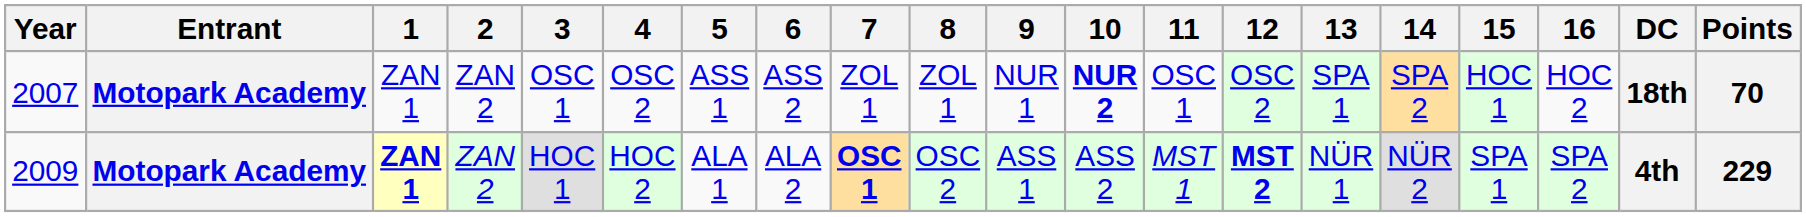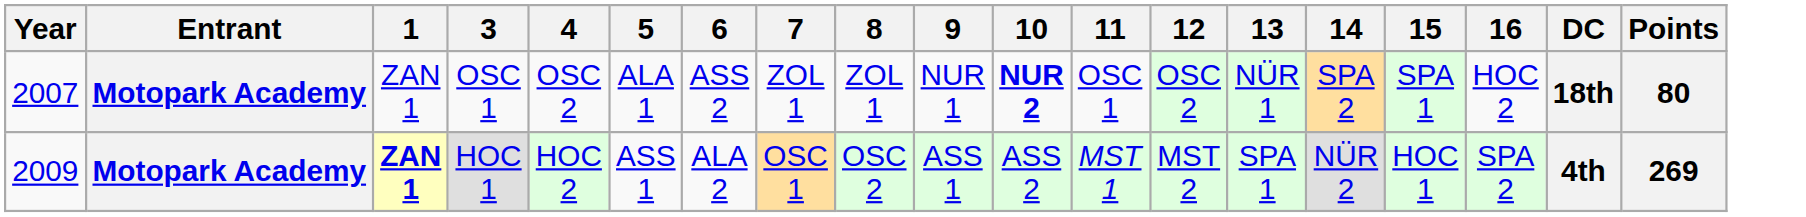- column: (485, 28)
(719, 92) ASS 1 -> (646, 92) ALA 1
(1341, 92) SPA 1 -> (1267, 92) NÜR 1
(1499, 92) HOC 1 -> (1425, 92) SPA 1
(1747, 92) 70 -> (1674, 92) 80
(719, 171) ALA 1 -> (646, 171) ASS 1
(869, 171) bold -> (796, 171) normal
(1262, 171) bold -> (1189, 171) normal
(1341, 171) NÜR 1 -> (1267, 171) SPA 1
(1499, 171) SPA 1 -> (1425, 171) HOC 1
(1747, 171) 229 -> (1674, 171) 269
